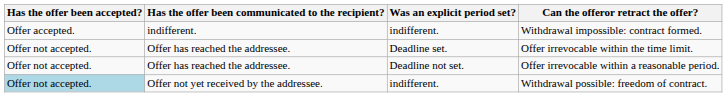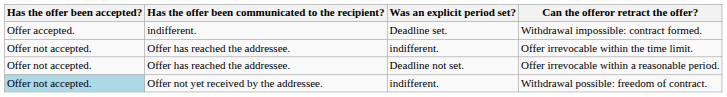(414, 30) indifferent. -> (418, 30) Deadline set.
(418, 48) Deadline set. -> (414, 48) indifferent.
